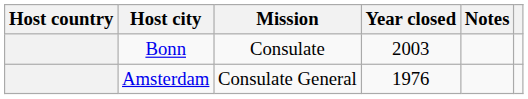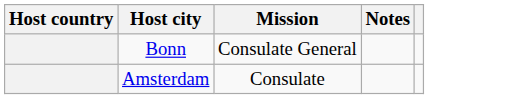- column: (411, 19)
(287, 49) Consulate -> (287, 49) Consulate General
(287, 78) Consulate General -> (287, 78) Consulate
